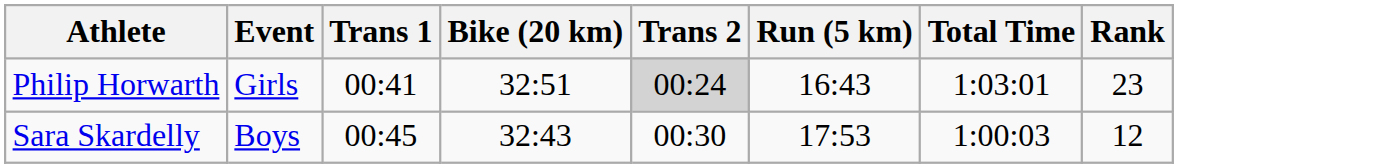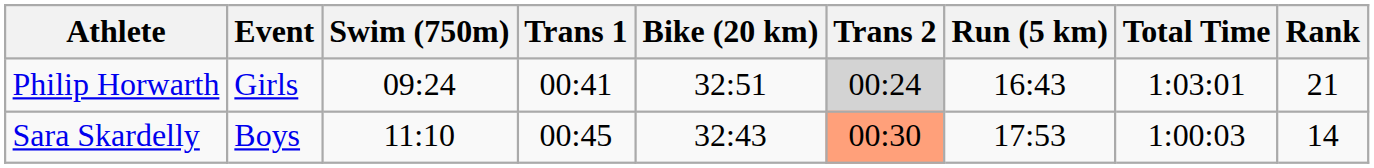+ column: (419, 31)
(1128, 83) 23 -> (1323, 83) 21
(690, 136) no background -> (885, 136) lightsalmon background
(1128, 136) 12 -> (1323, 136) 14
